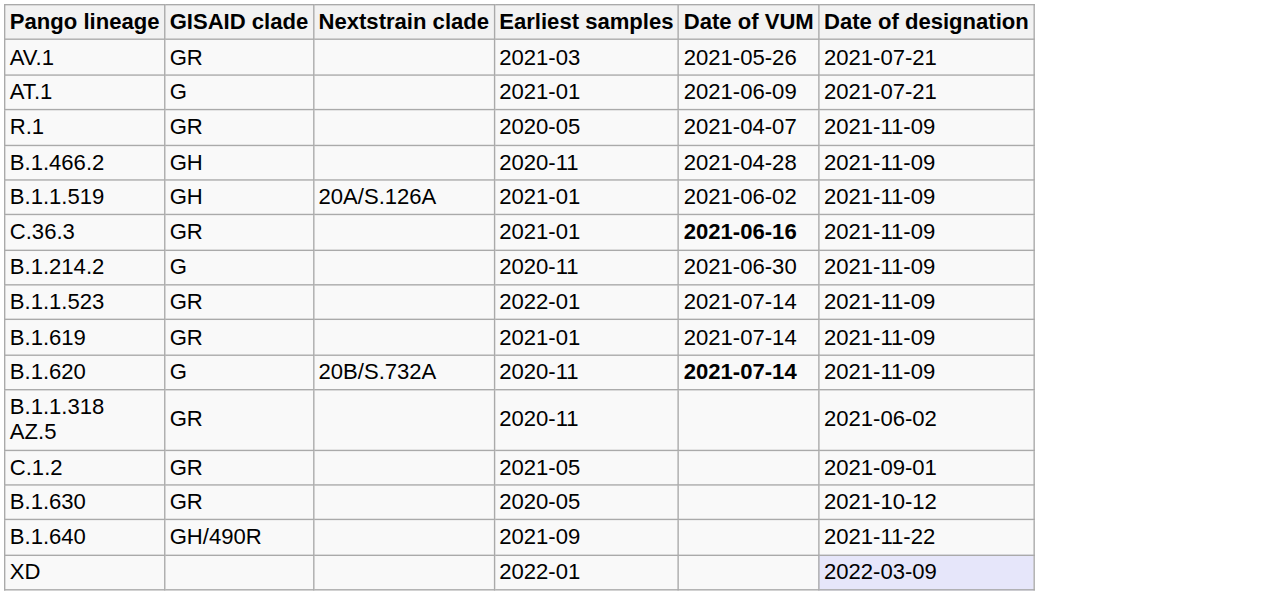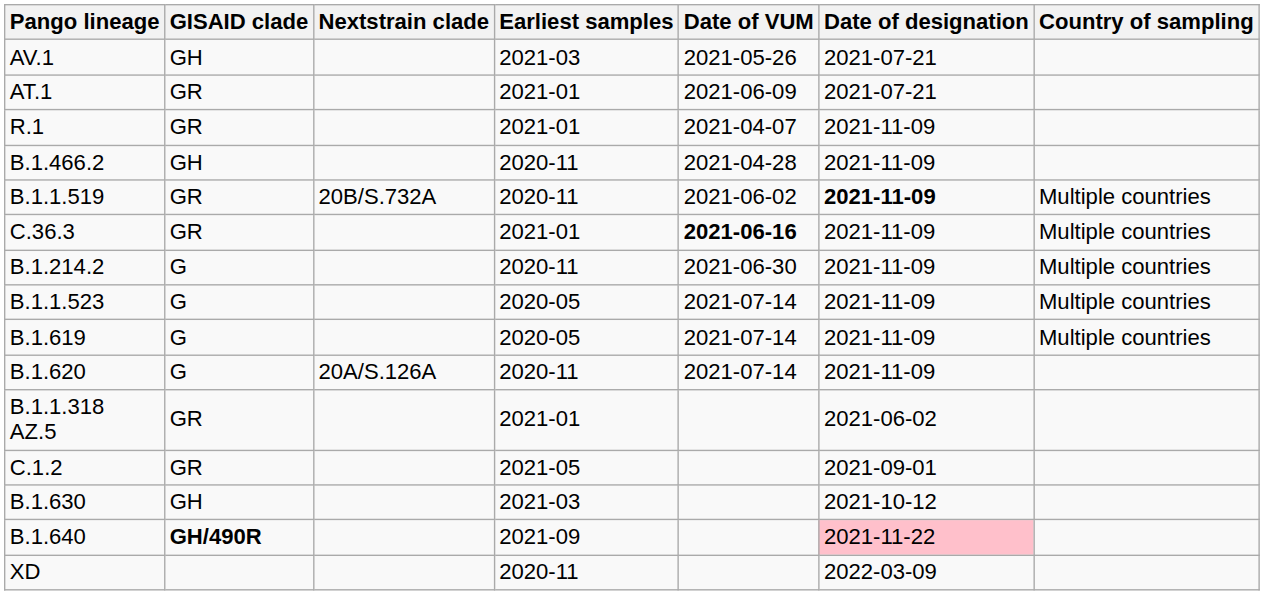+ column: (1146, 22)
(186, 57) GR -> (186, 57) GH
(178, 92) G -> (186, 92) GR
(540, 127) 2020-05 -> (540, 127) 2021-01
(186, 197) GH -> (186, 197) GR
(377, 197) 20A/S.126A -> (377, 197) 20B/S.732A
(540, 197) 2021-01 -> (539, 197) 2020-11
(880, 197) normal -> (880, 197) bold
(186, 302) GR -> (178, 302) G
(540, 302) 2022-01 -> (540, 302) 2020-05
(186, 337) GR -> (178, 337) G
(540, 337) 2021-01 -> (540, 337) 2020-05
(377, 372) 20B/S.732A -> (377, 372) 20A/S.126A
(740, 372) bold -> (740, 372) normal
(539, 419) 2020-11 -> (540, 419) 2021-01
(186, 502) GR -> (186, 502) GH
(540, 502) 2020-05 -> (540, 502) 2021-03
(216, 537) normal -> (216, 537) bold
(880, 537) no background -> (880, 537) pink background
(540, 572) 2022-01 -> (539, 572) 2020-11
(880, 572) lavender background -> (880, 572) no background
